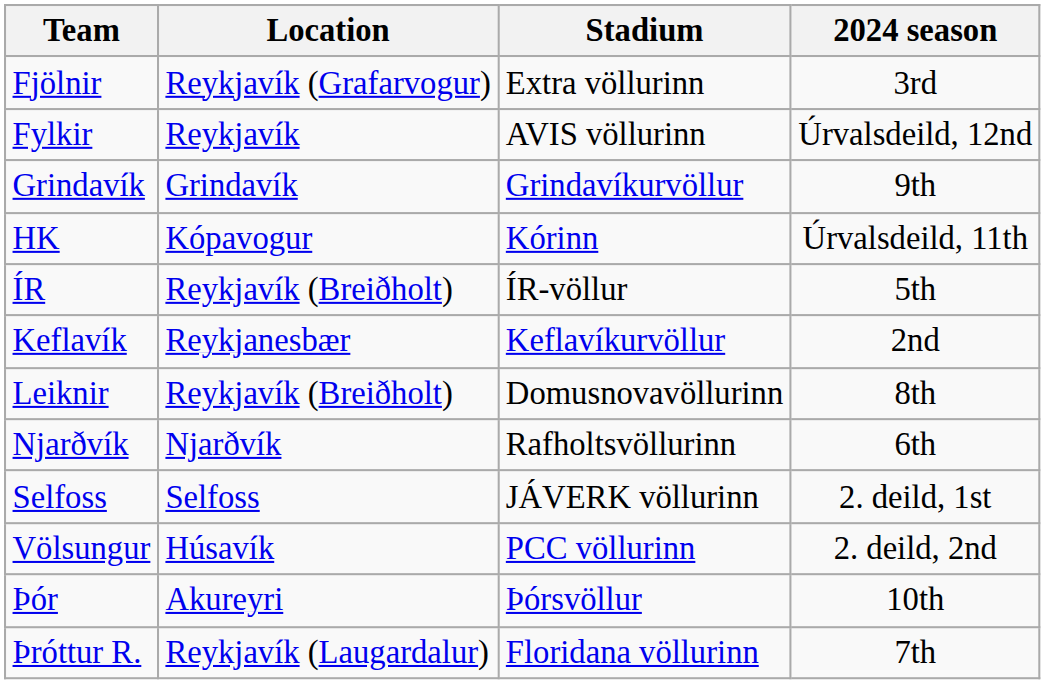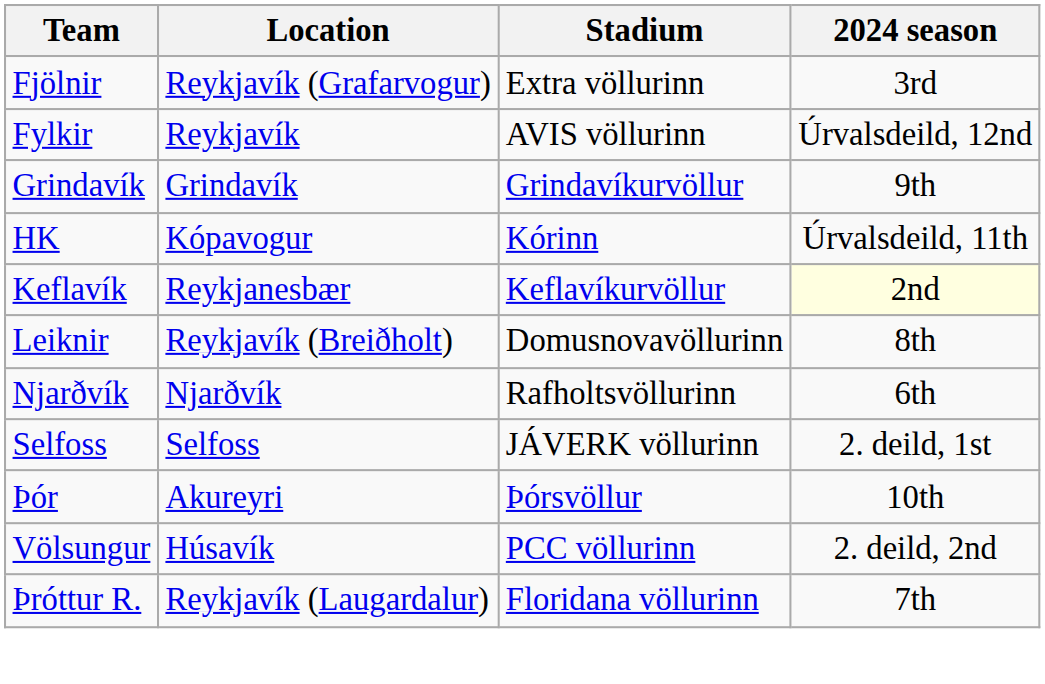- row: (29, 289)
(915, 340) no background -> (915, 289) lightyellow background
rows swapped: (81, 548) <-> (35, 599)
